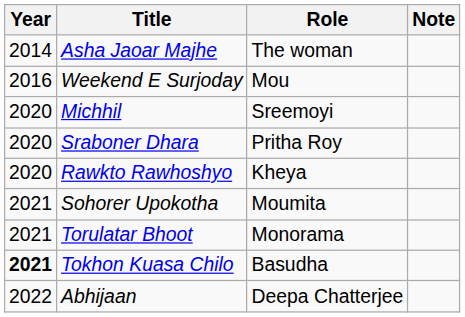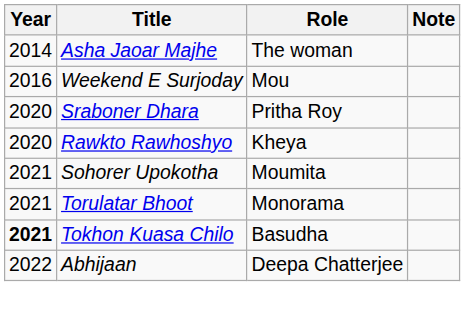- row: (91, 111)
